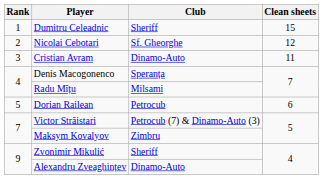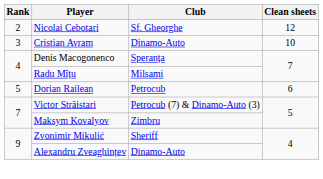- row: (71, 27)
(290, 58) 11 -> (290, 43) 10
